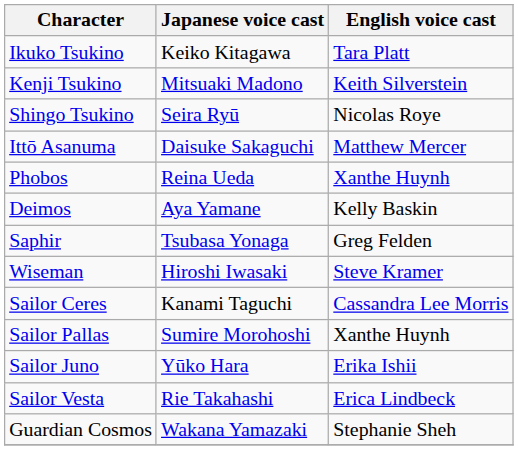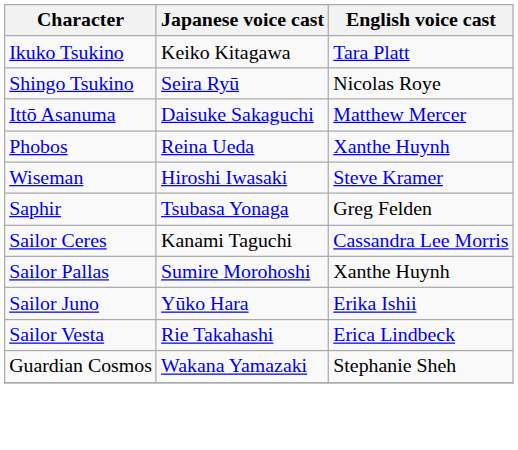- row: (65, 83)
- row: (40, 209)
rows swapped: (35, 240) <-> (46, 271)
